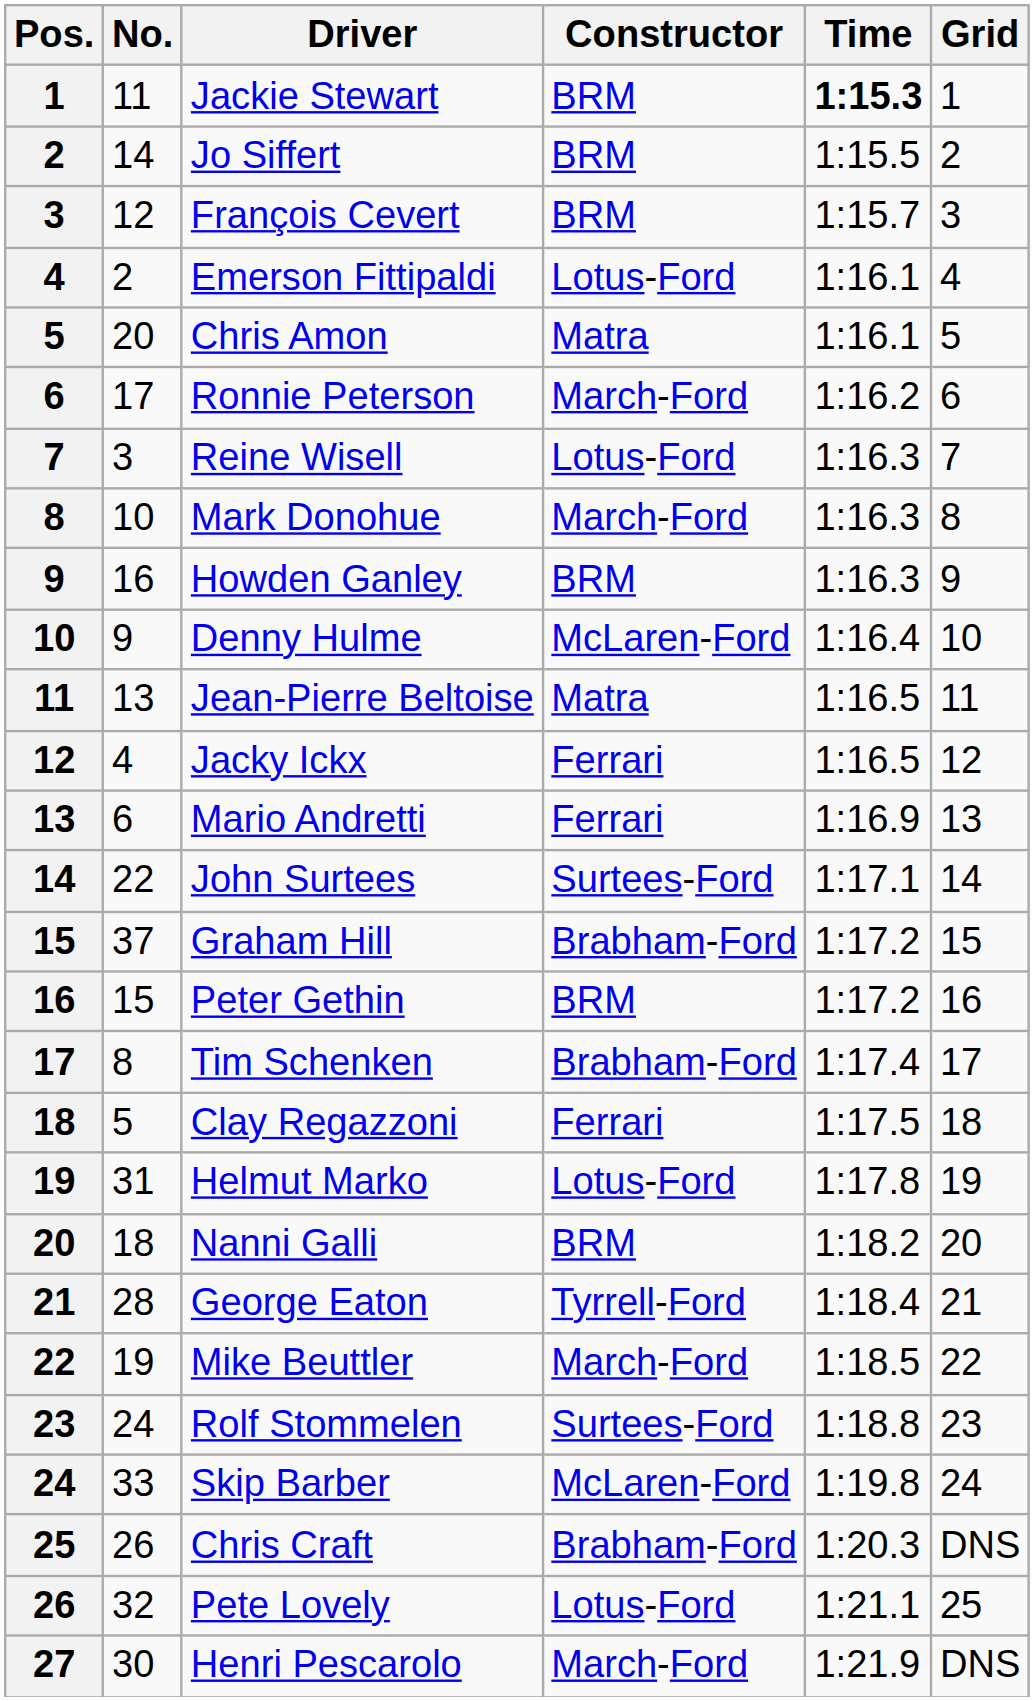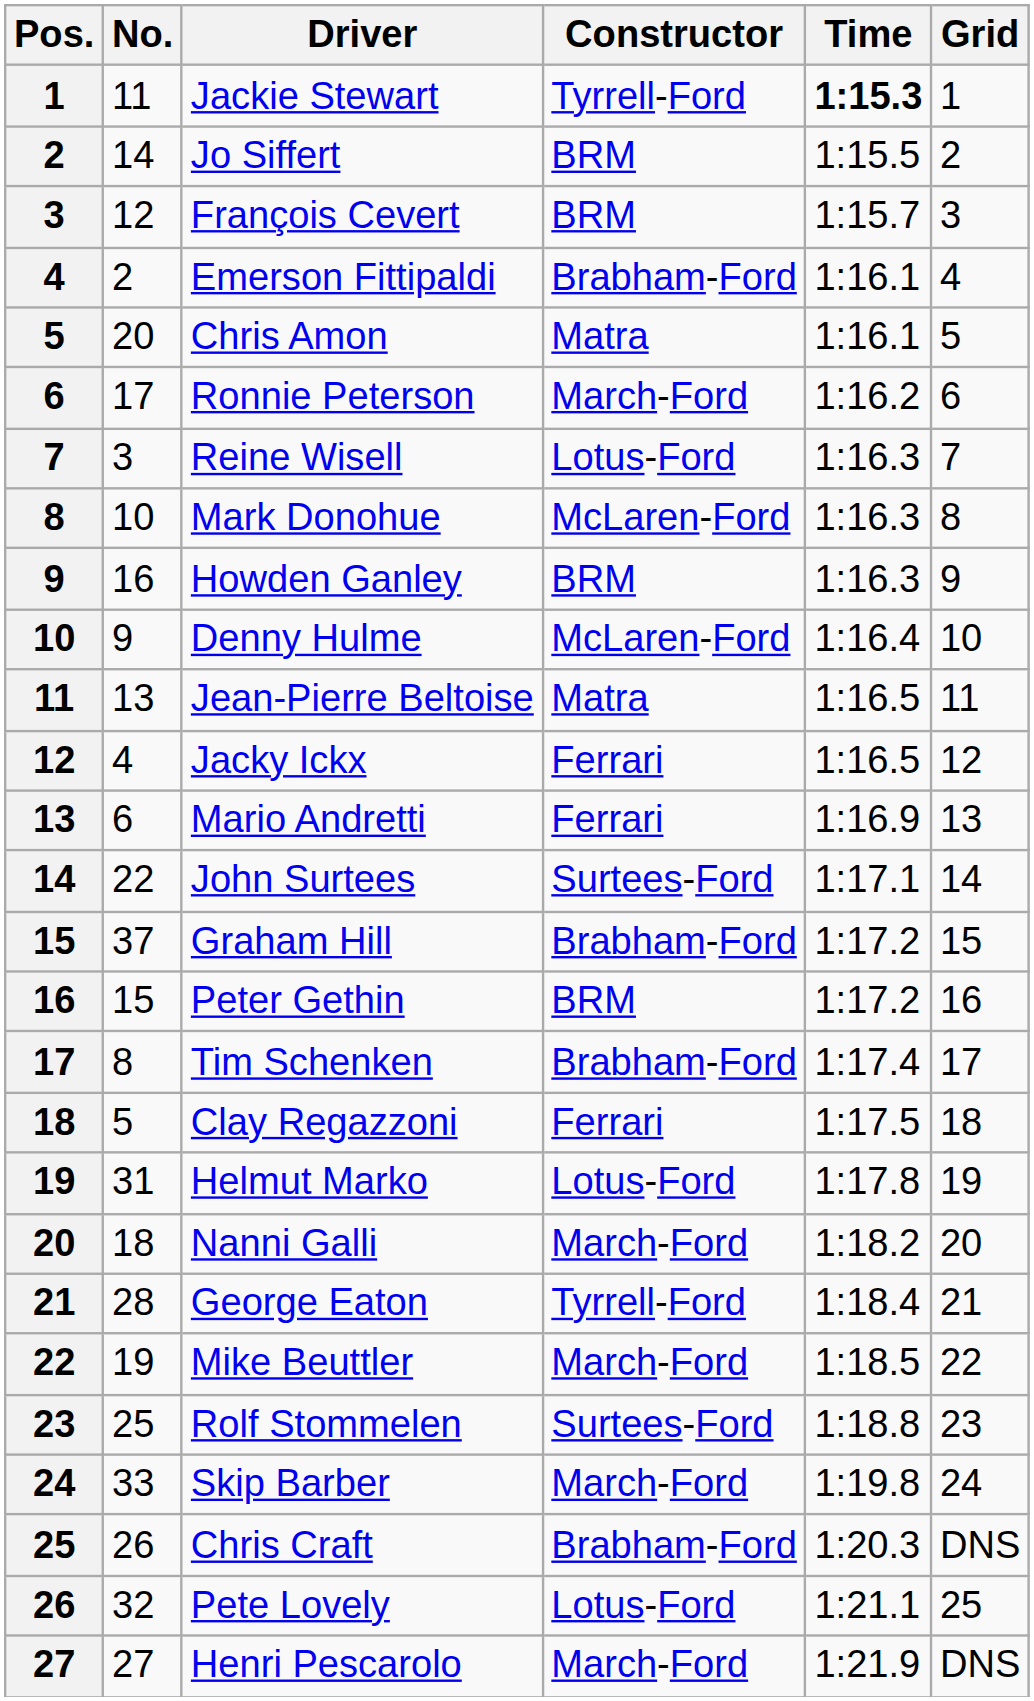(594, 95) BRM -> (649, 95) Tyrrell-Ford
(643, 276) Lotus-Ford -> (674, 276) Brabham-Ford
(650, 517) March-Ford -> (671, 517) McLaren-Ford
(594, 1242) BRM -> (650, 1242) March-Ford
(133, 1423) 24 -> (133, 1423) 25
(671, 1484) McLaren-Ford -> (650, 1484) March-Ford
(133, 1665) 30 -> (133, 1665) 27
